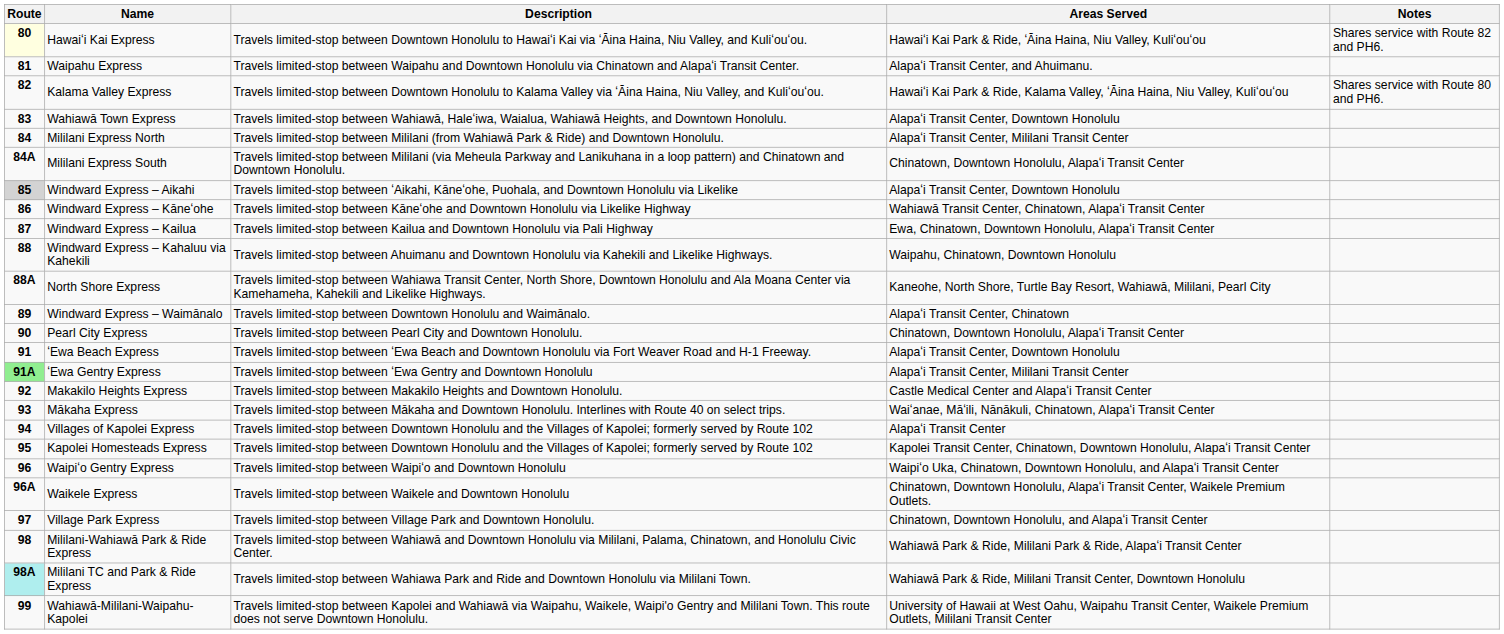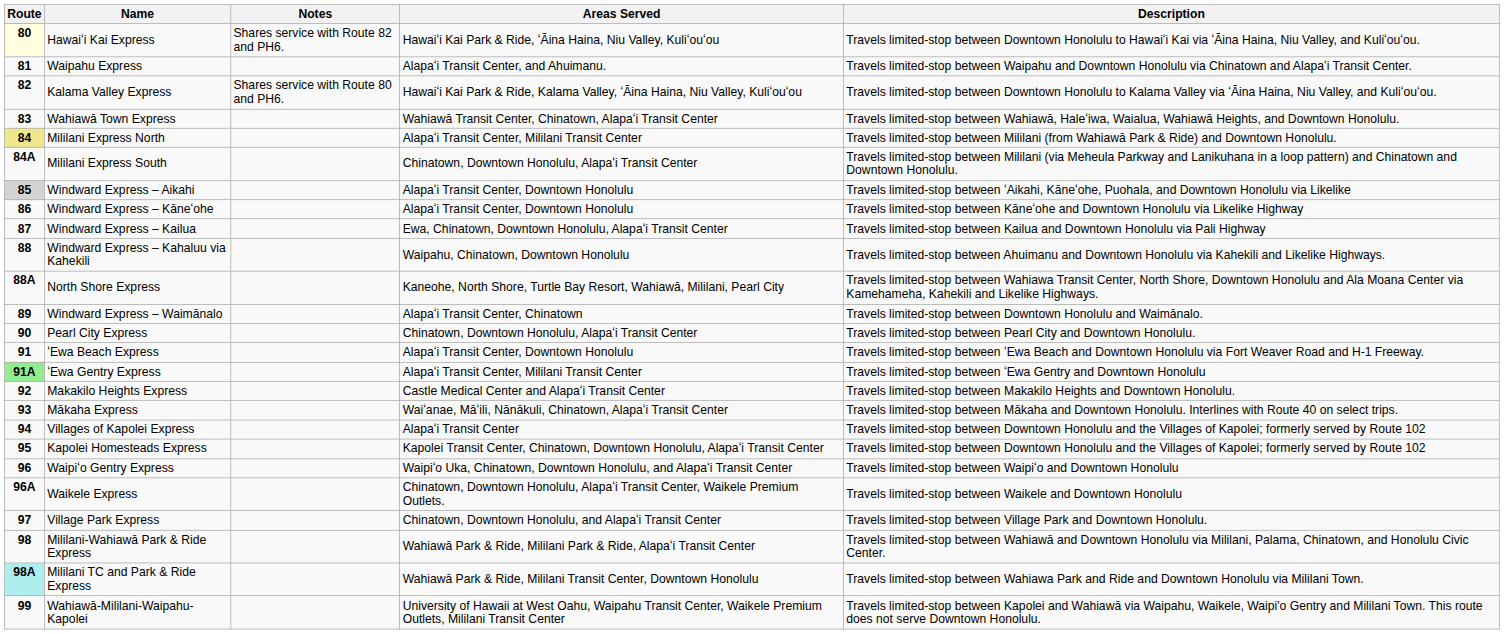columns swapped: (559, 14) <-> (1415, 14)
(1005, 118) Alapaʻi Transit Center, Downtown Honolulu -> (560, 118) Wahiawā Transit Center, Chinatown, Alapaʻi Transit Center
(24, 138) no background -> (24, 138) khaki background
(1047, 209) Wahiawā Transit Center, Chinatown, Alapaʻi Transit Center -> (518, 209) Alapaʻi Transit Center, Downtown Honolulu
